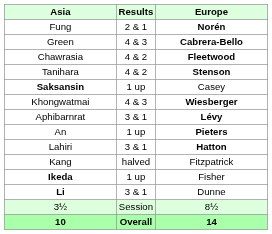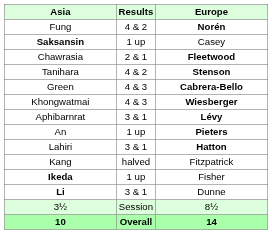(136, 26) 2 & 1 -> (136, 26) 4 & 2
rows swapped: (60, 87) <-> (60, 42)
(136, 57) 4 & 2 -> (136, 57) 2 & 1
